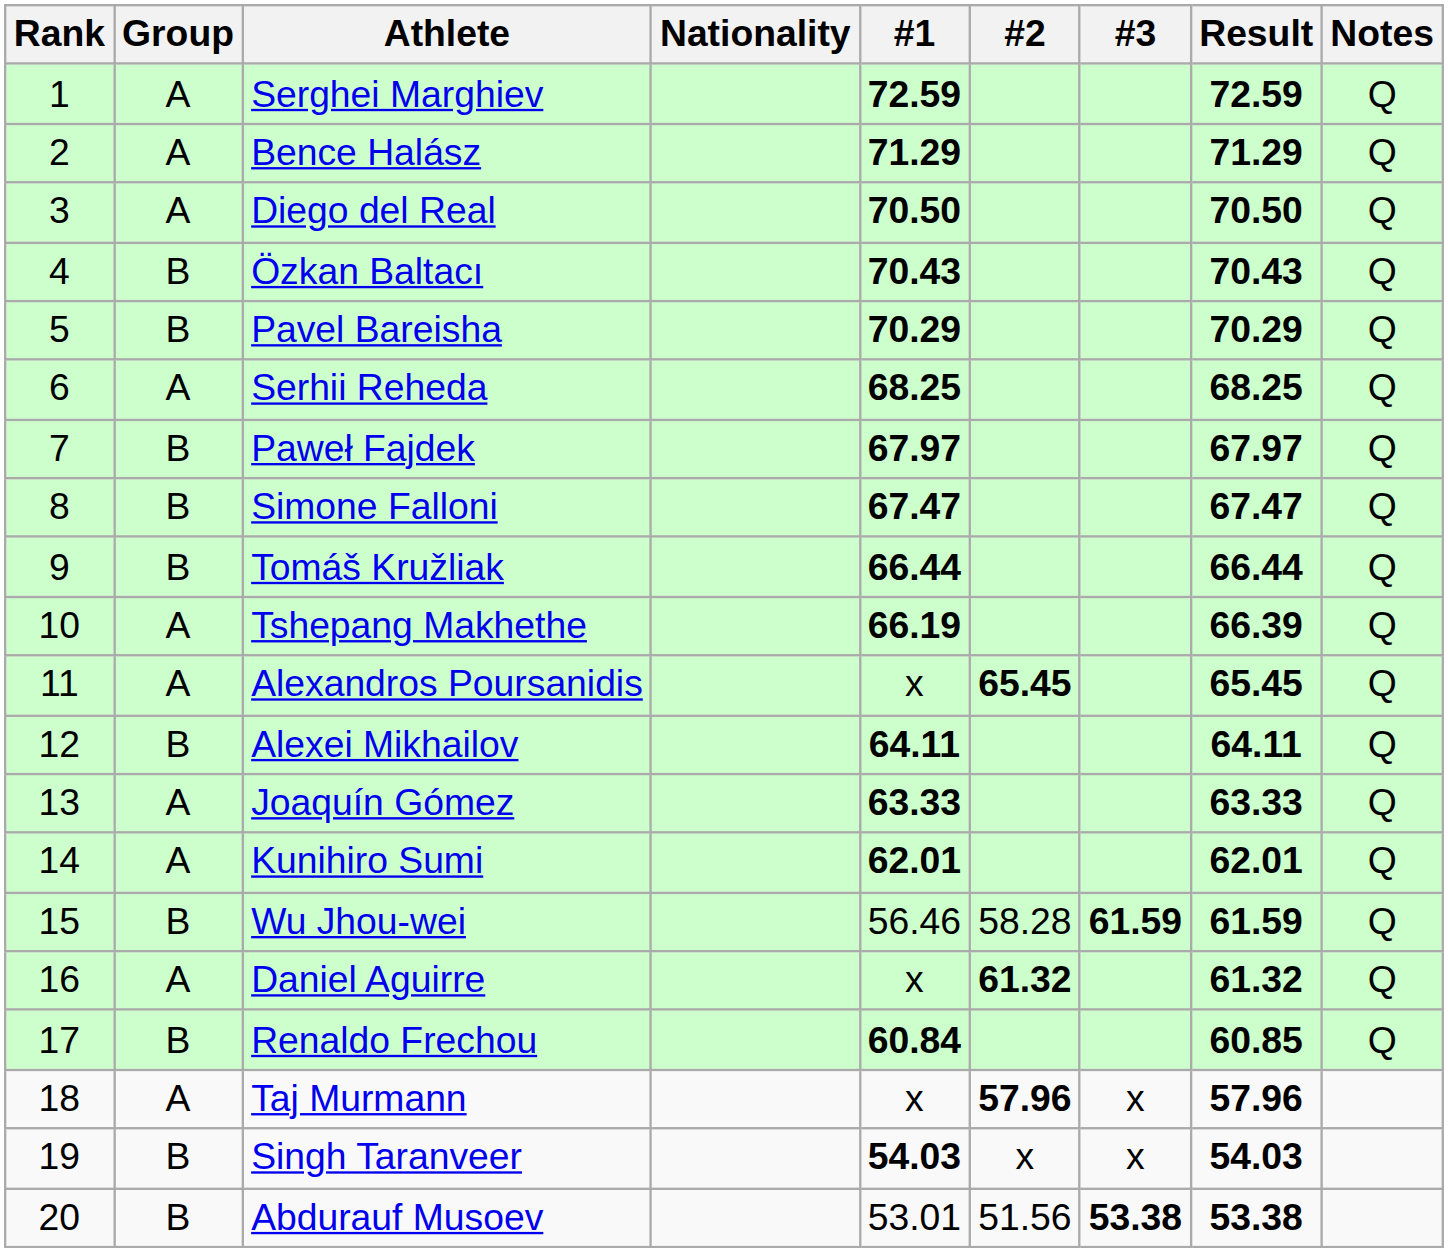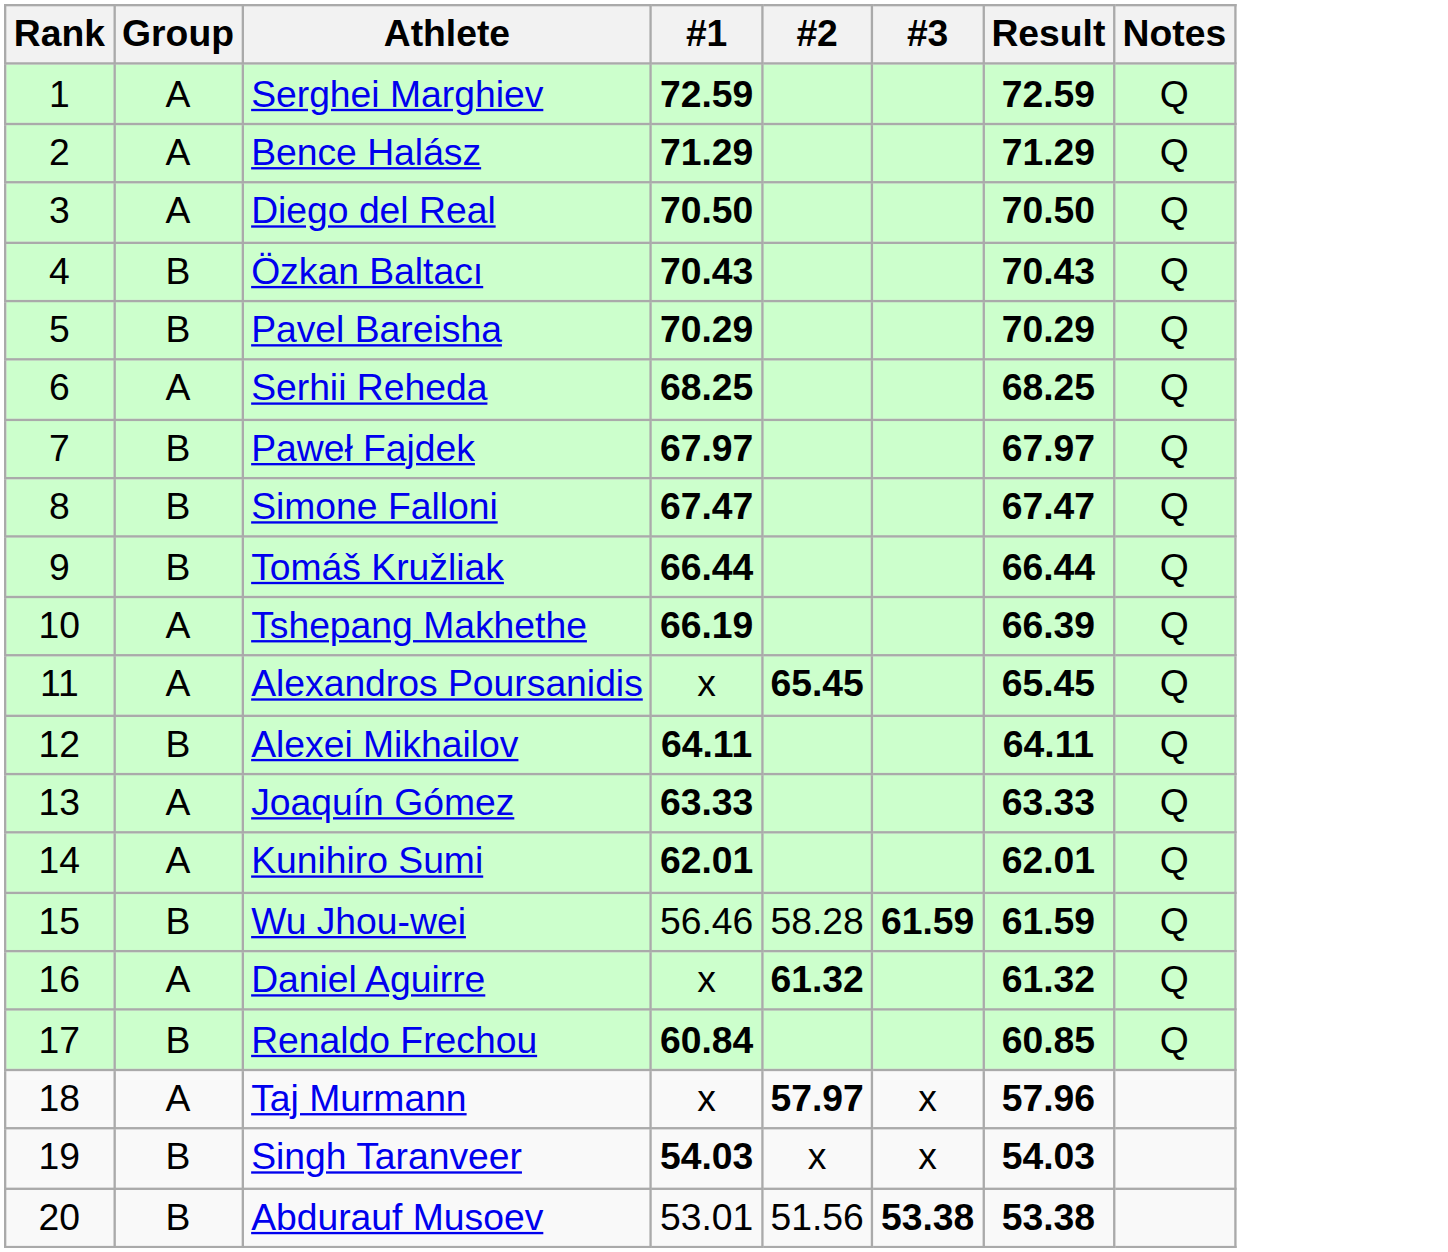- column: (755, 34)
(1025, 1098) 57.96 -> (817, 1098) 57.97
